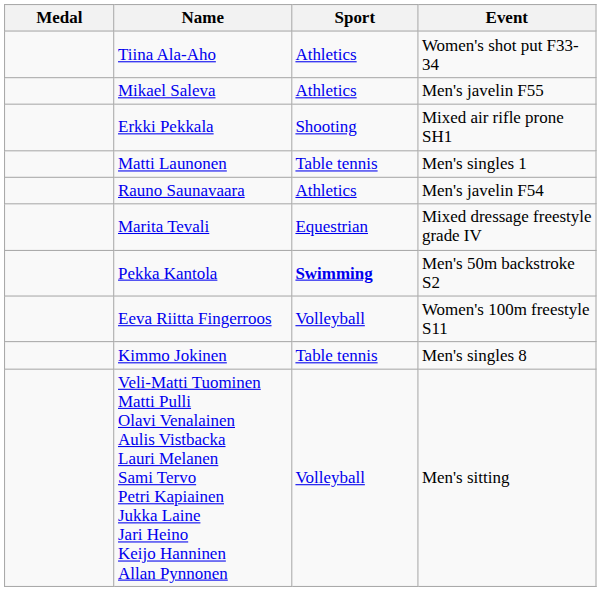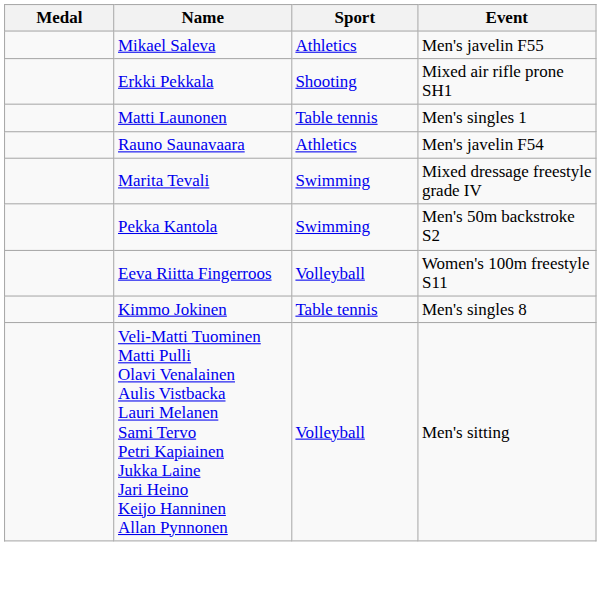- row: (167, 54)
(332, 227) Equestrian -> (333, 181) Swimming
(334, 273) bold -> (333, 227) normal
